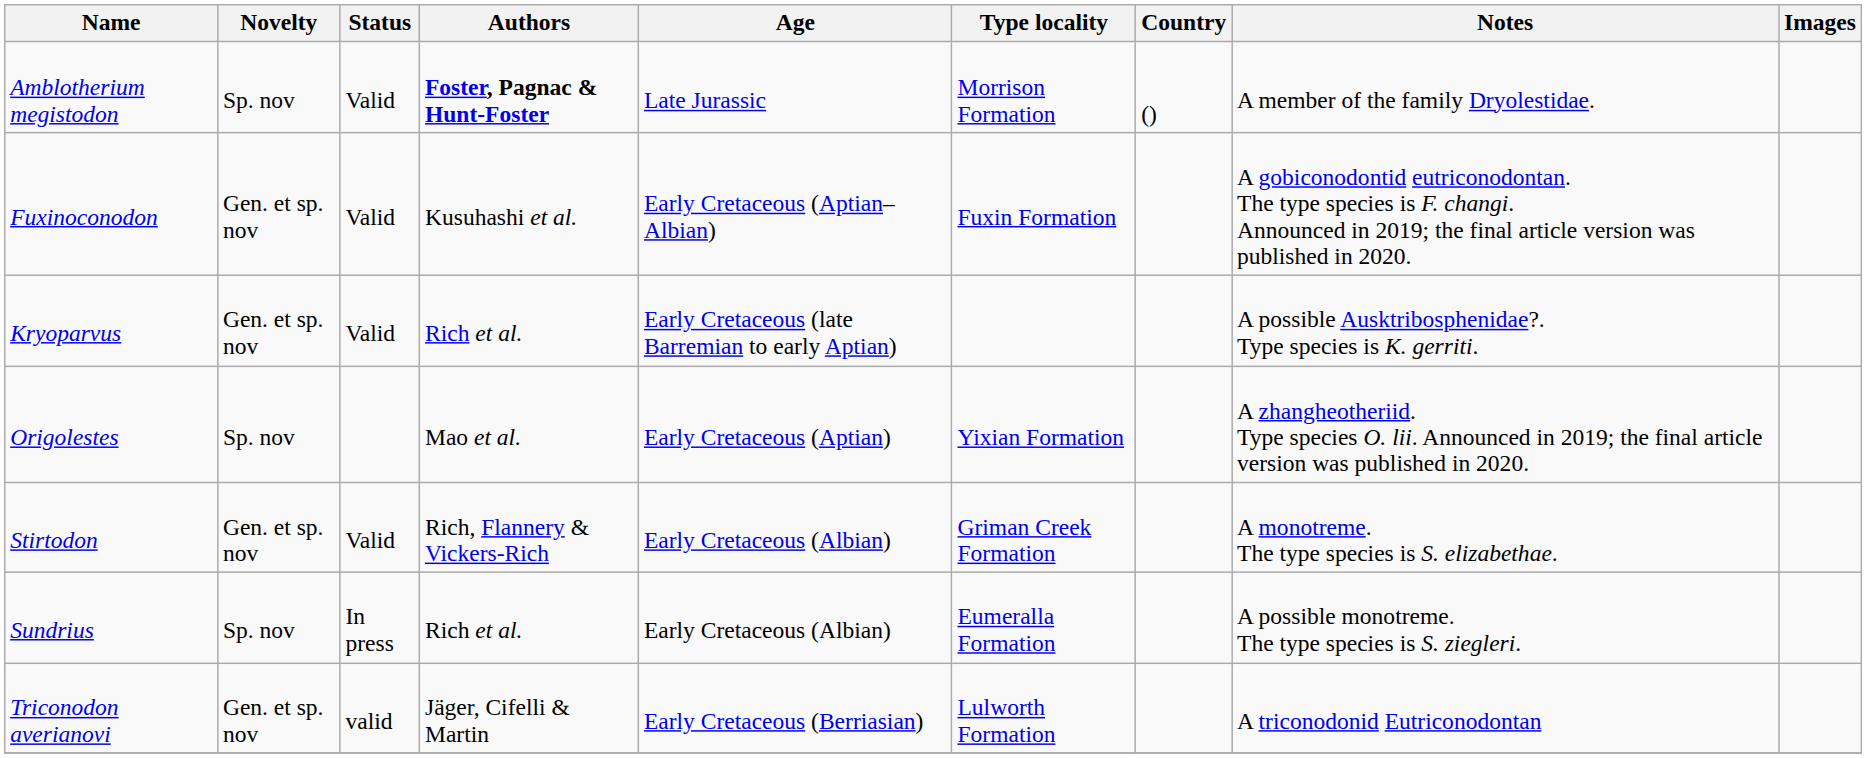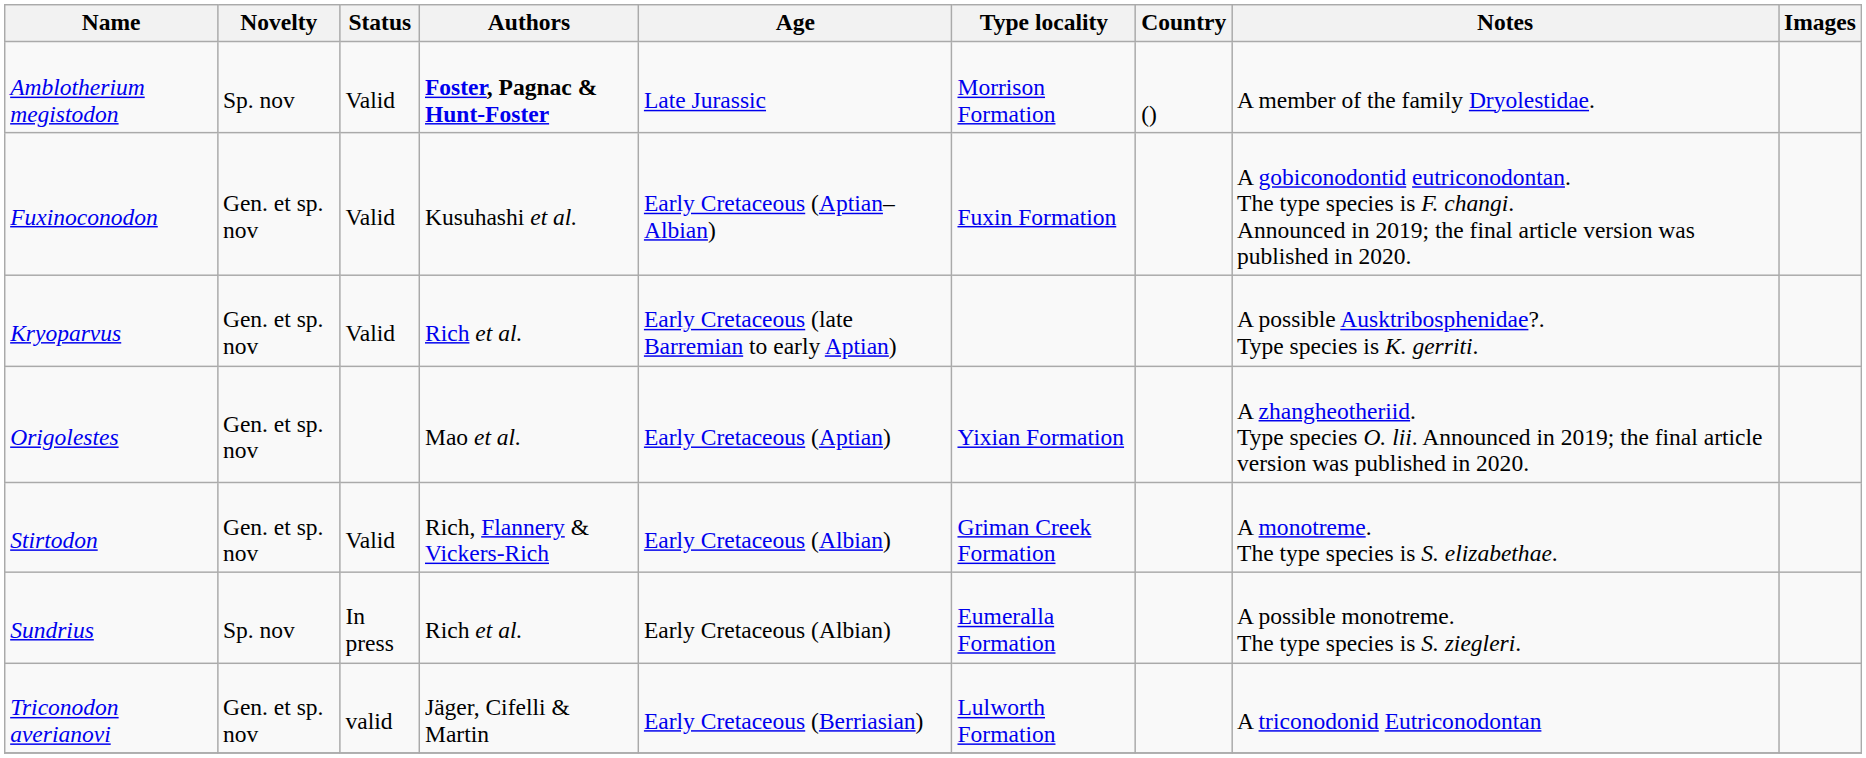(259, 436) Sp. nov -> (273, 436) Gen. et sp. nov
